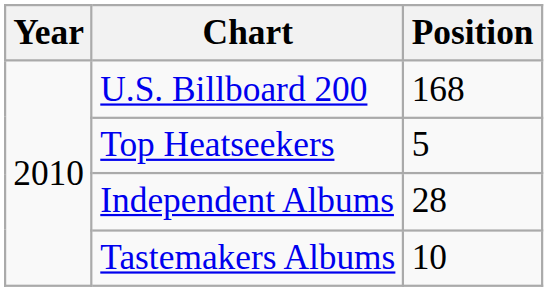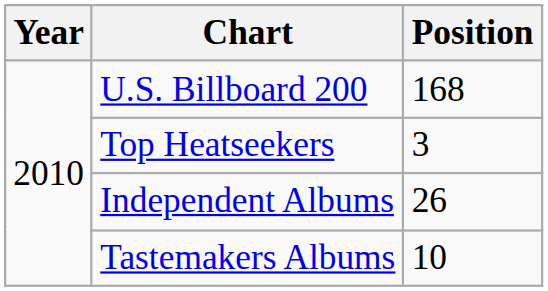(421, 144) 5 -> (421, 144) 3
(429, 200) 28 -> (429, 200) 26
